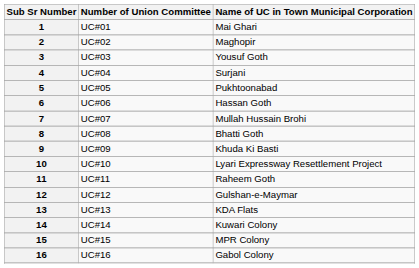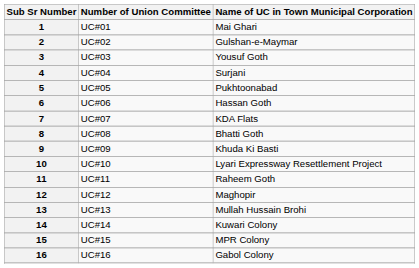(235, 42) Maghopir -> (256, 42) Gulshan-e-Maymar
(261, 118) Mullah Hussain Brohi -> (237, 118) KDA Flats
(256, 194) Gulshan-e-Maymar -> (235, 194) Maghopir
(237, 210) KDA Flats -> (261, 210) Mullah Hussain Brohi
